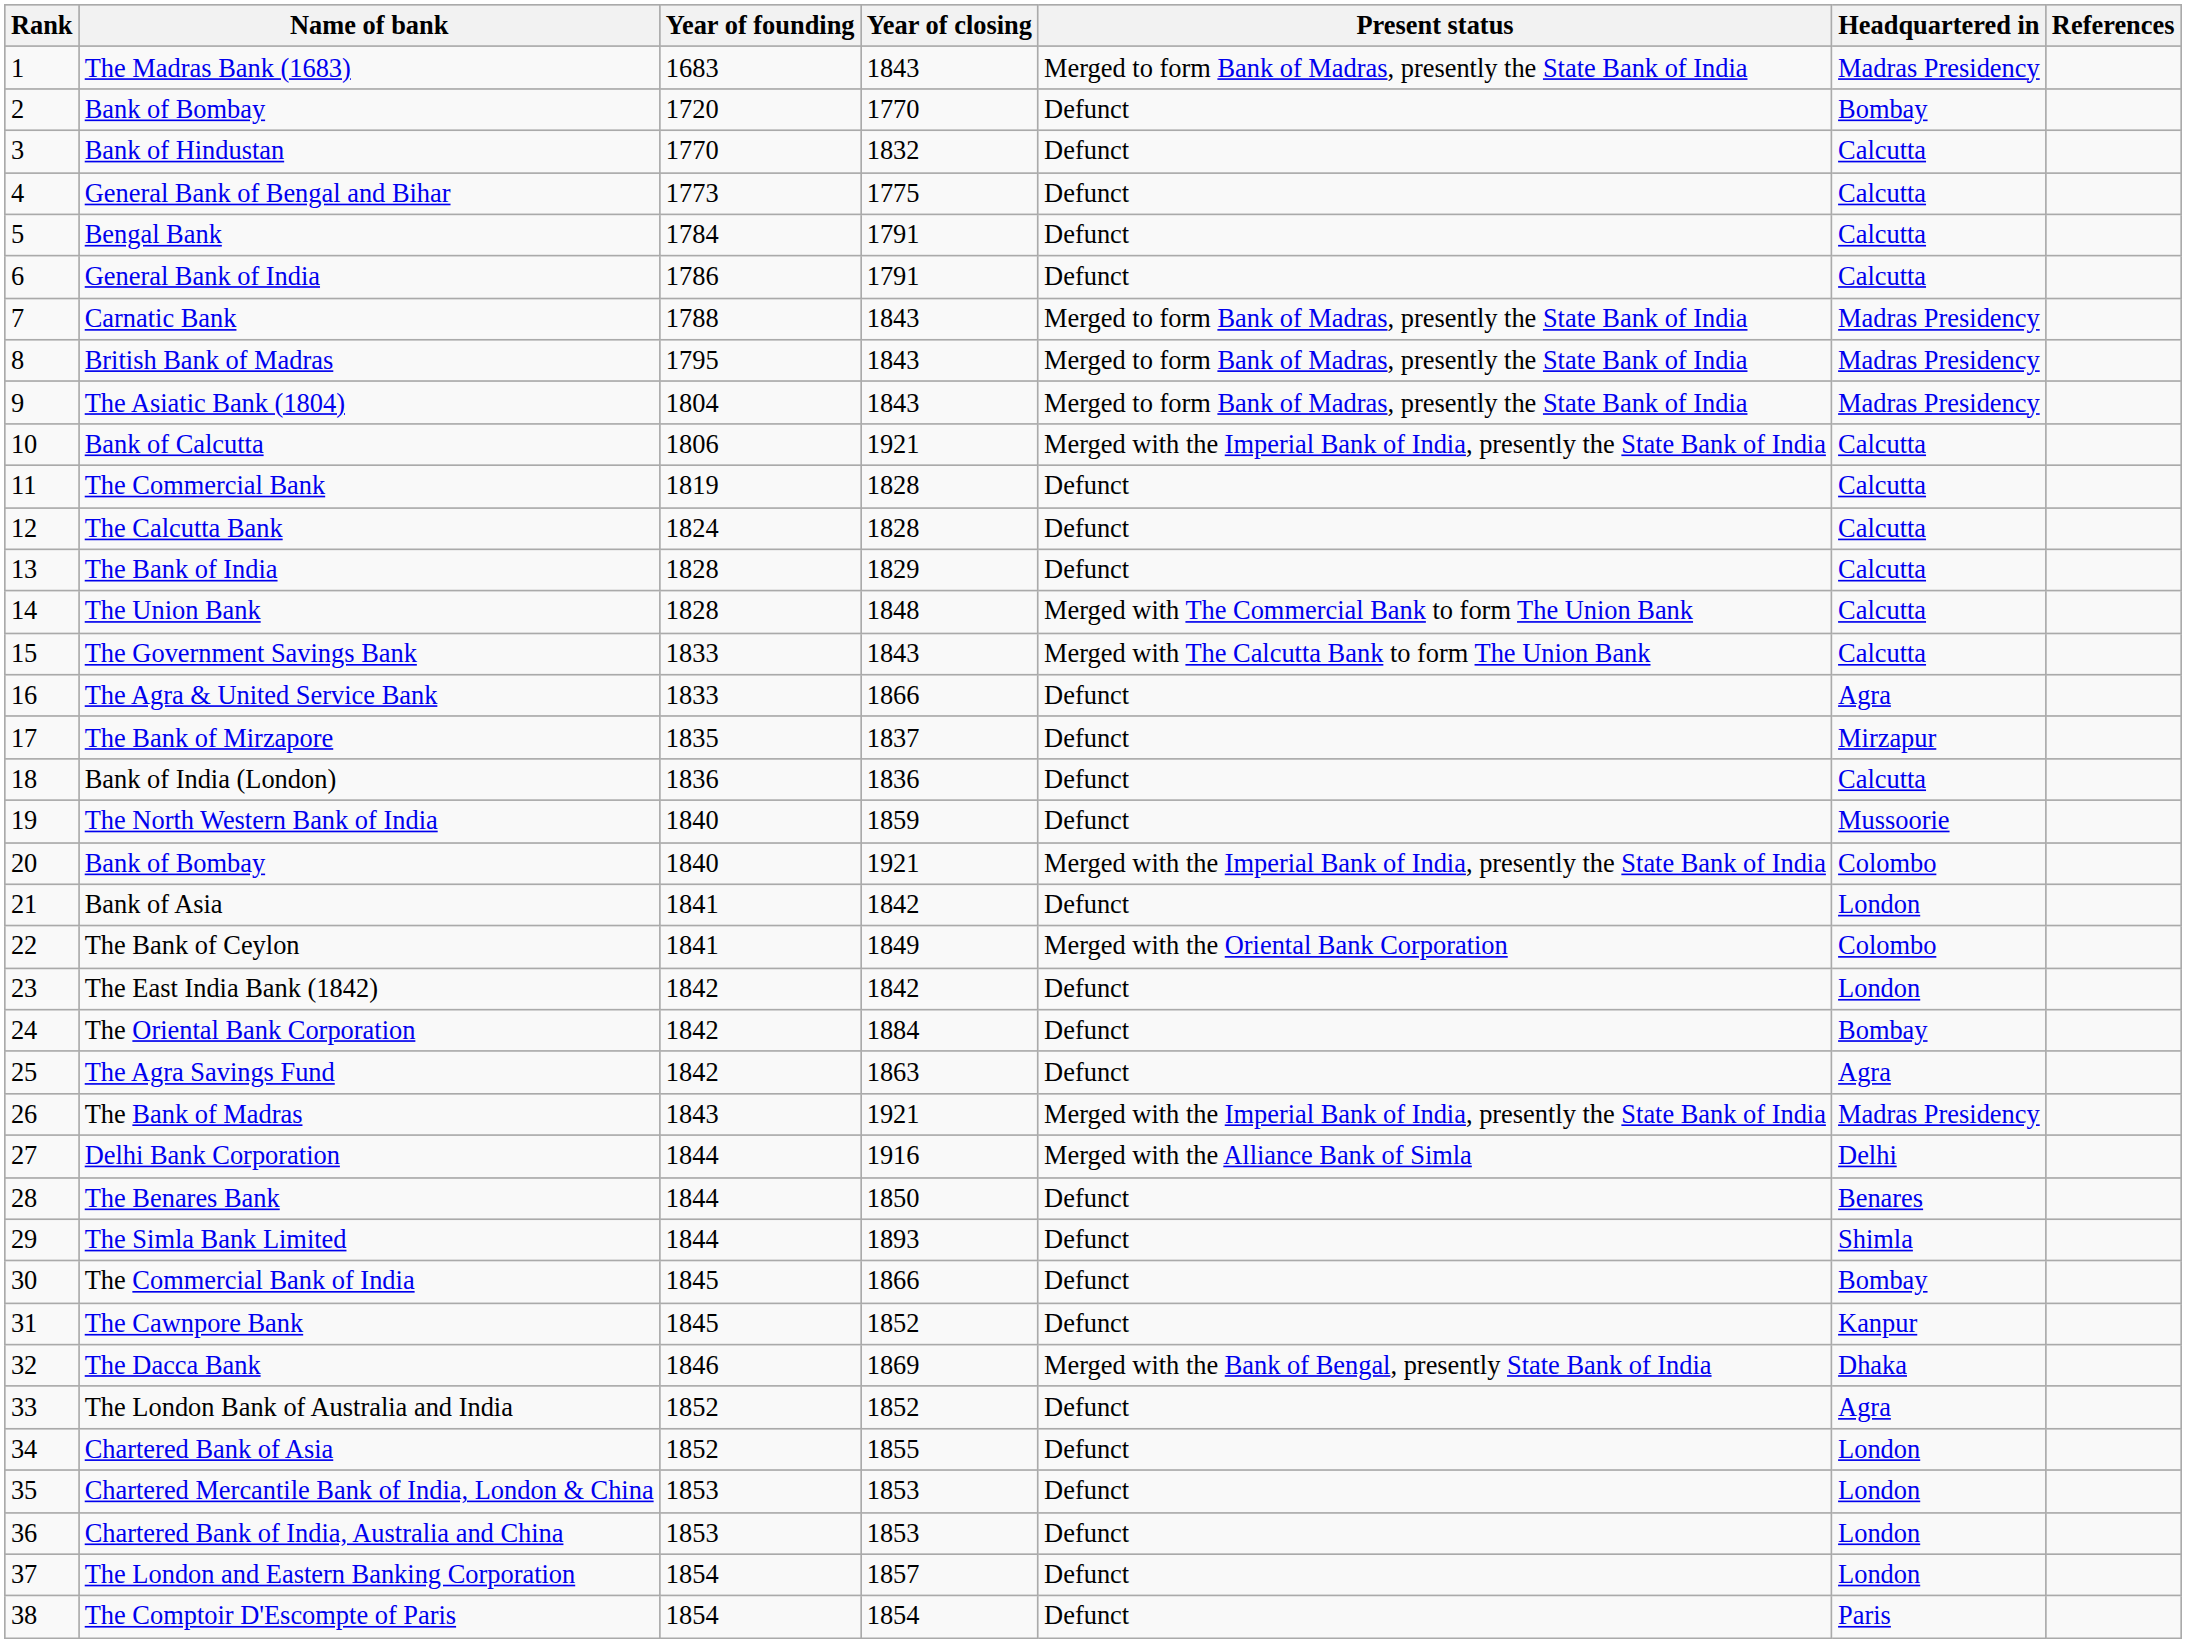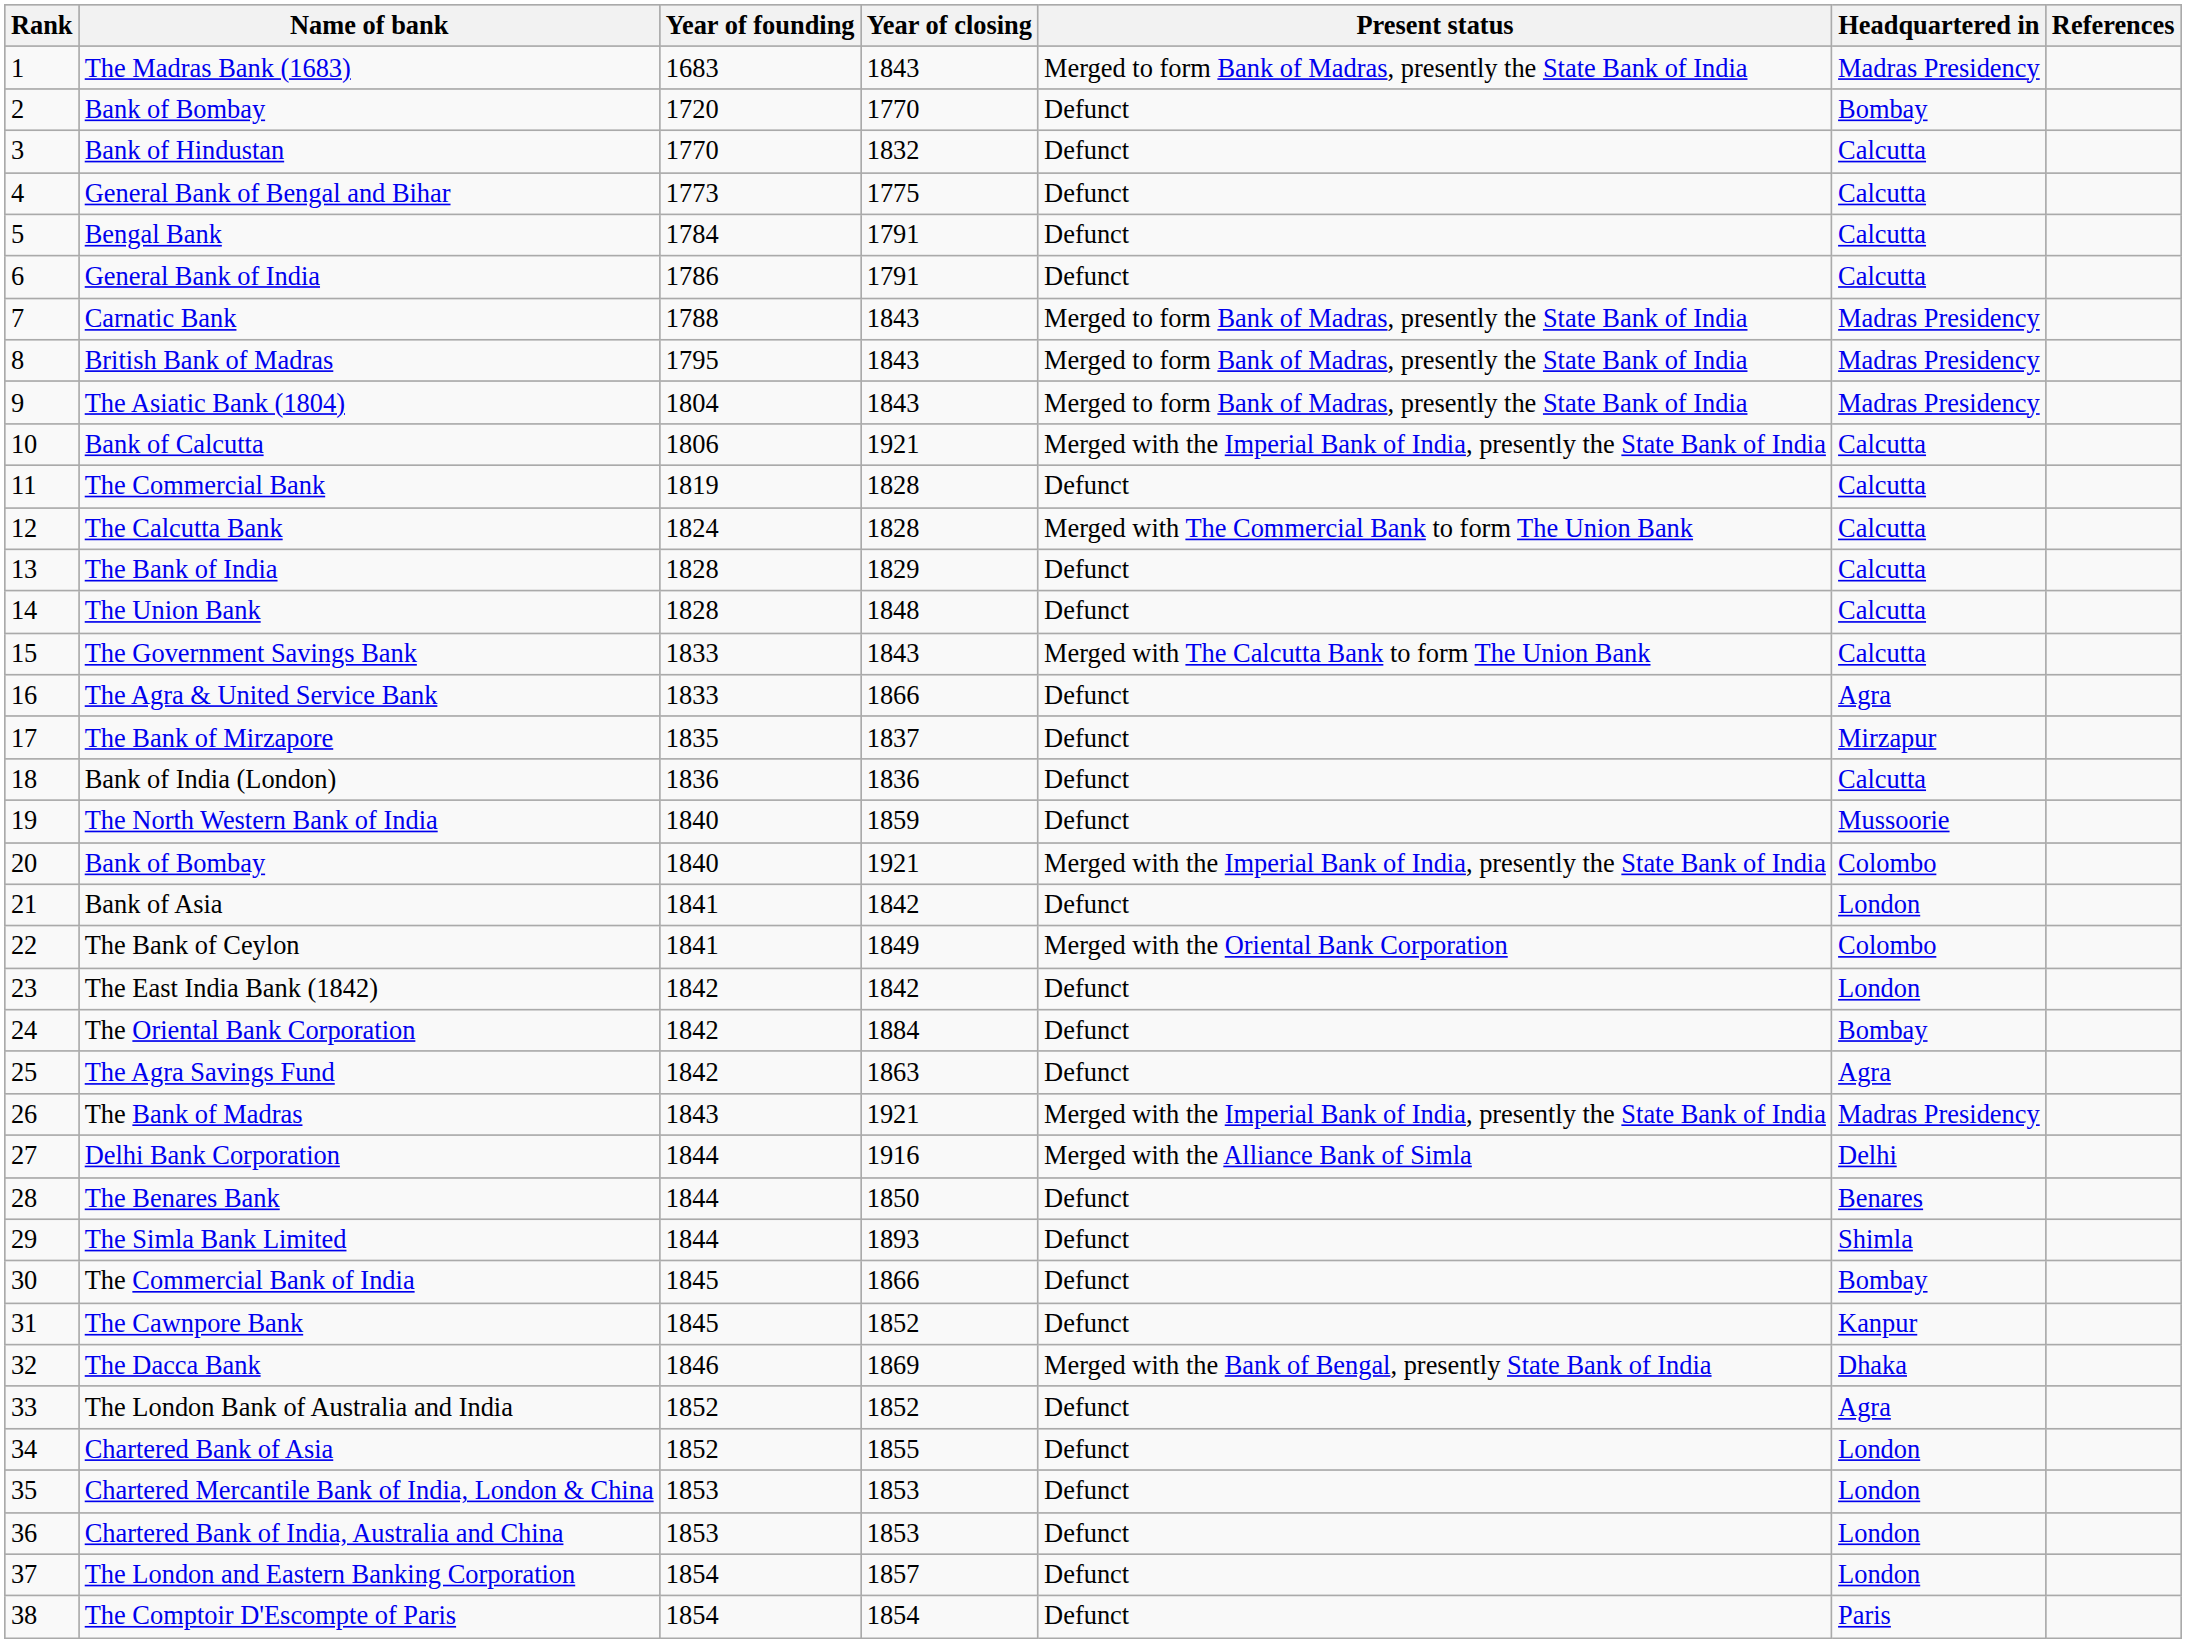(1087, 527) Defunct -> (1369, 527) Merged with The Commercial Bank to form The Union Bank
(1369, 611) Merged with The Commercial Bank to form The Union Bank -> (1087, 611) Defunct
